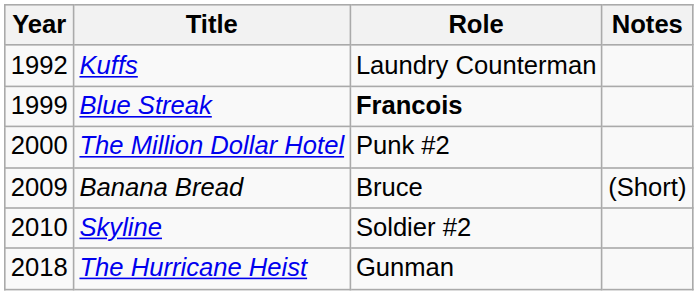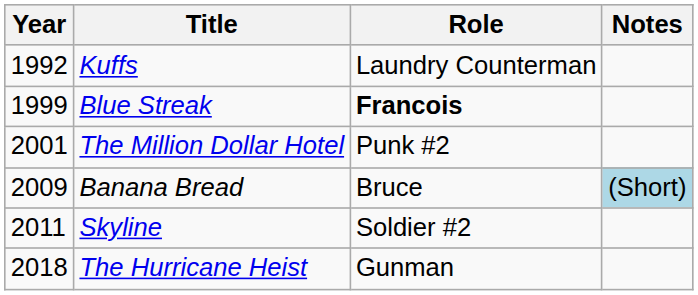(39, 146) 2000 -> (39, 146) 2001
(647, 187) no background -> (647, 187) lightblue background
(39, 227) 2010 -> (38, 227) 2011
